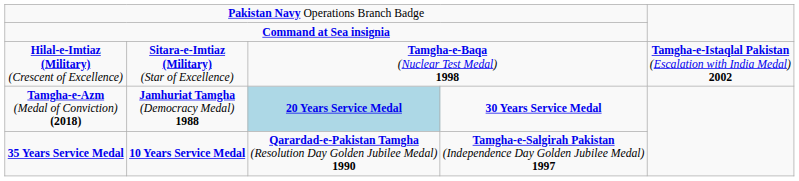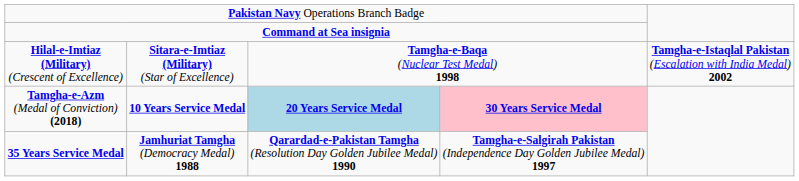(187, 108) Jamhuriat Tamgha (Democracy Medal) 1988 -> (187, 108) 10 Years Service Medal
(544, 108) no background -> (544, 108) pink background
(187, 153) 10 Years Service Medal -> (187, 153) Jamhuriat Tamgha (Democracy Medal) 1988
